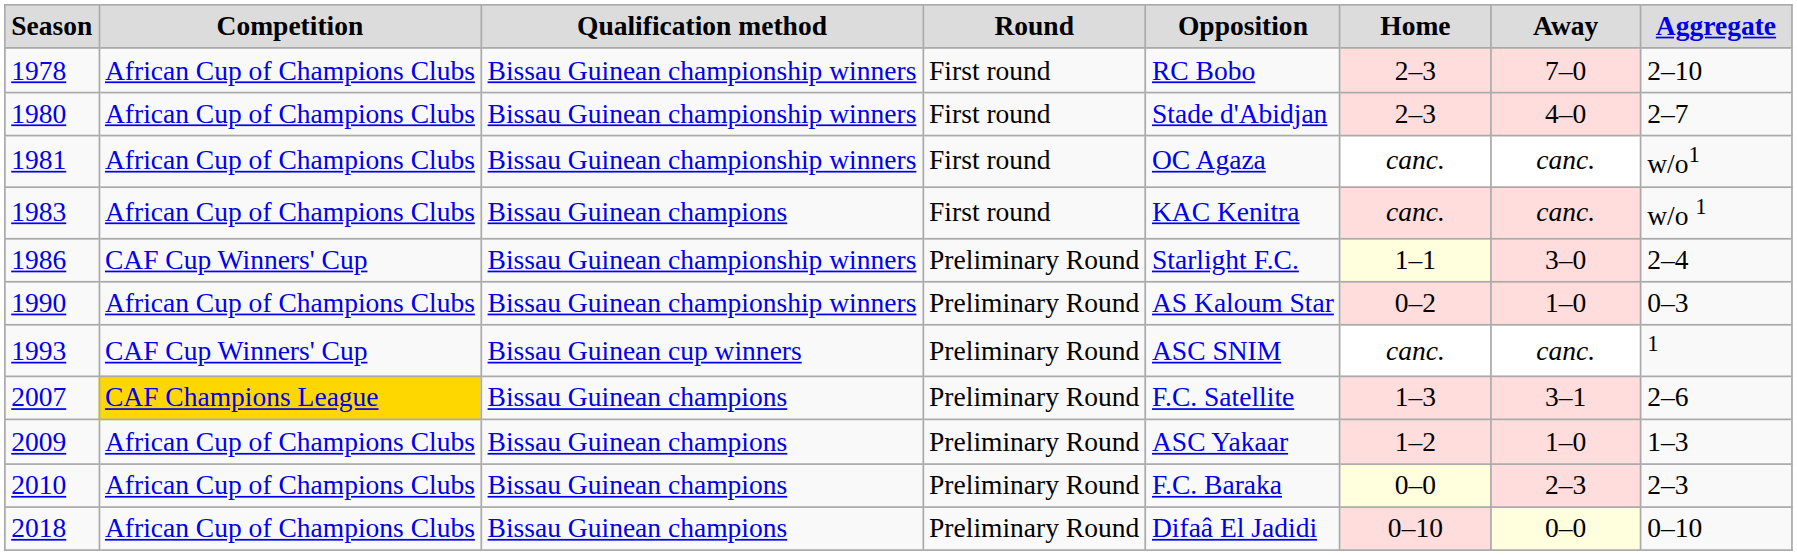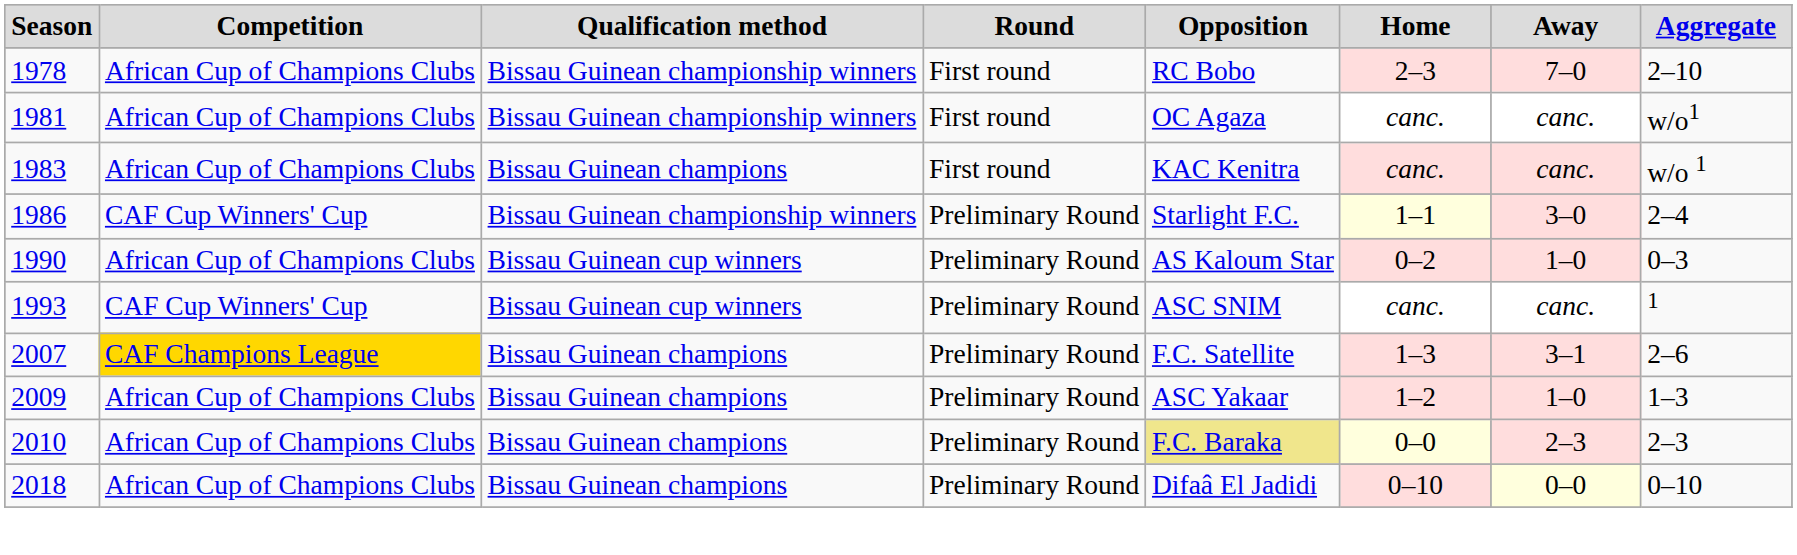- row: (39, 113)
(702, 303) Bissau Guinean championship winners -> (645, 259) Bissau Guinean cup winners
(1217, 485) no background -> (1217, 441) khaki background
